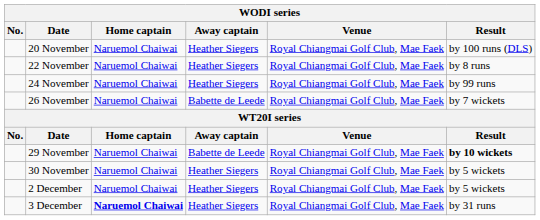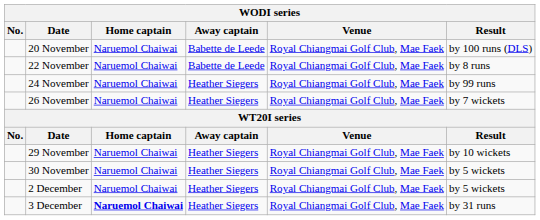(223, 48) Heather Siegers -> (226, 48) Babette de Leede
(223, 65) Heather Siegers -> (226, 65) Babette de Leede
(226, 100) Babette de Leede -> (223, 100) Heather Siegers
(226, 153) Babette de Leede -> (223, 153) Heather Siegers
(481, 153) bold -> (480, 153) normal
